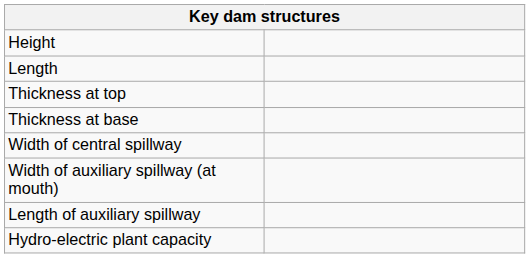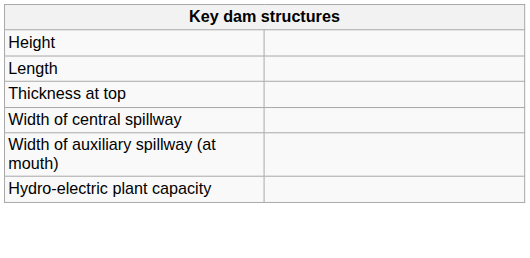- row: (73, 119)
- row: (104, 214)
